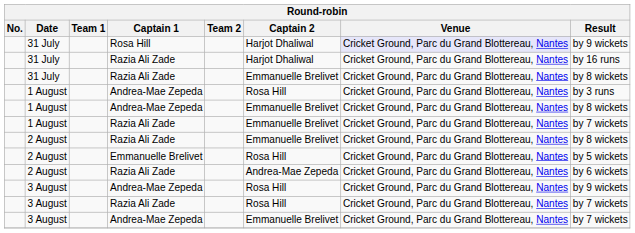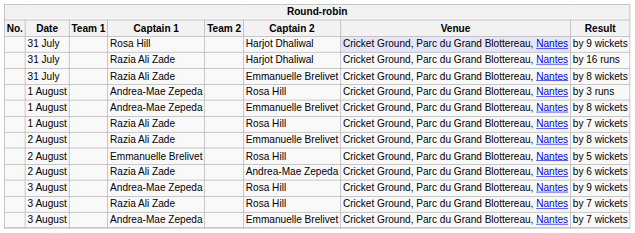(292, 124) Emmanuelle Brelivet -> (266, 124) Rosa Hill
